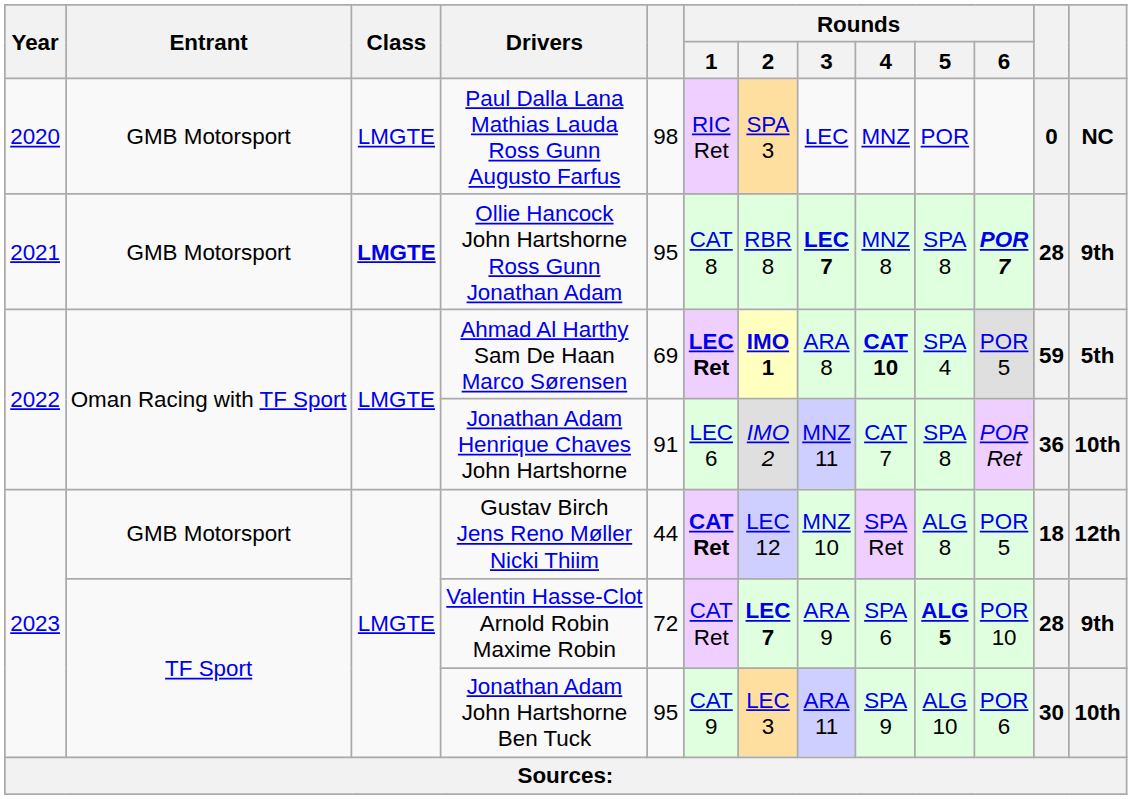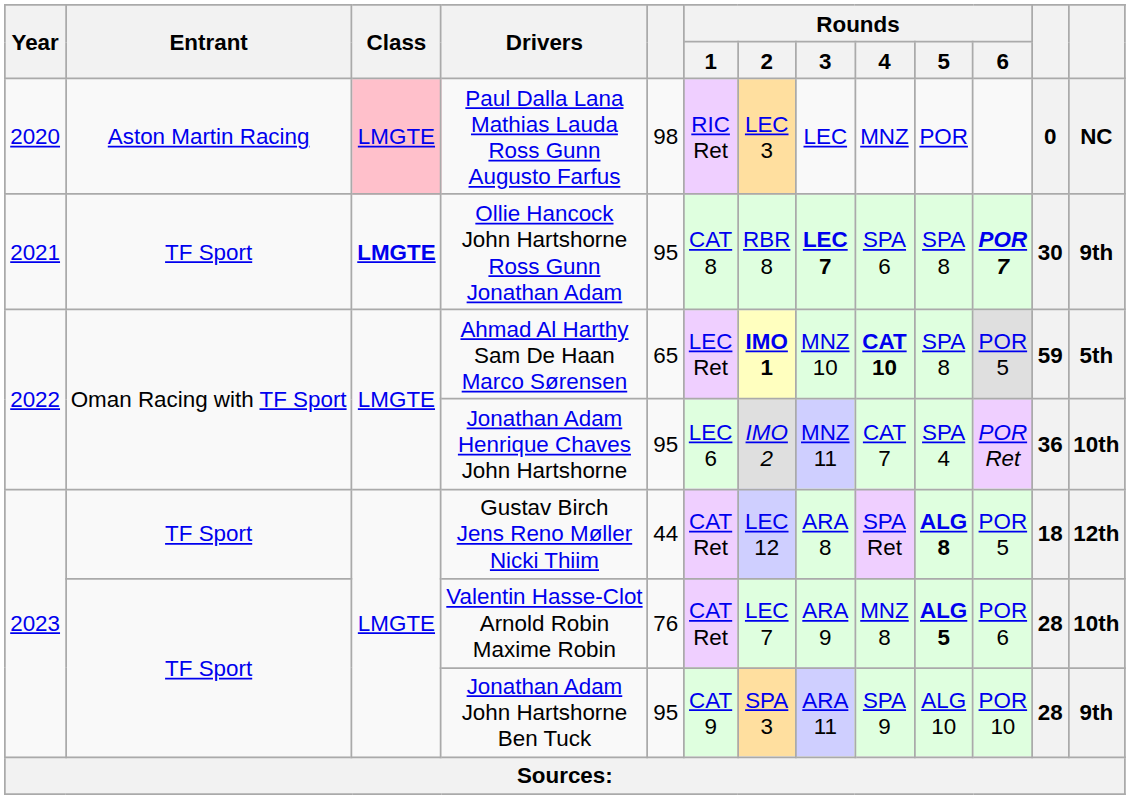(209, 136) GMB Motorsport -> (209, 136) Aston Martin Racing
(396, 136) no background -> (396, 136) pink background
(768, 136) SPA 3 -> (767, 136) LEC 3
(209, 252) GMB Motorsport -> (209, 252) TF Sport
(886, 252) MNZ 8 -> (884, 252) SPA 6
(1051, 252) 28 -> (1050, 252) 30
(666, 355) 69 -> (666, 355) 65
(711, 355) bold -> (711, 355) normal
(827, 355) ARA 8 -> (825, 355) MNZ 10
(945, 355) SPA 4 -> (944, 355) SPA 8
(666, 444) 91 -> (666, 444) 95
(945, 444) SPA 8 -> (944, 444) SPA 4
(209, 533) GMB Motorsport -> (209, 533) TF Sport
(711, 533) bold -> (711, 533) normal
(827, 533) MNZ 10 -> (825, 533) ARA 8
(945, 533) normal -> (944, 533) bold
(666, 623) 72 -> (666, 623) 76
(768, 623) bold -> (767, 623) normal
(886, 623) SPA 6 -> (884, 623) MNZ 8
(1004, 623) POR 10 -> (1003, 623) POR 6
(1098, 623) 9th -> (1096, 623) 10th
(768, 712) LEC 3 -> (767, 712) SPA 3
(1004, 712) POR 6 -> (1003, 712) POR 10
(1051, 712) 30 -> (1050, 712) 28
(1098, 712) 10th -> (1096, 712) 9th
